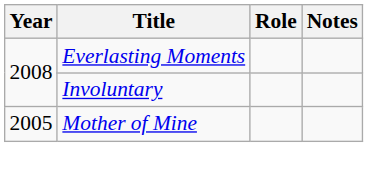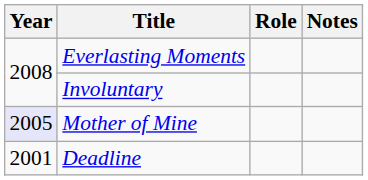(31, 123) no background -> (31, 123) lavender background
+ row: (102, 157)
